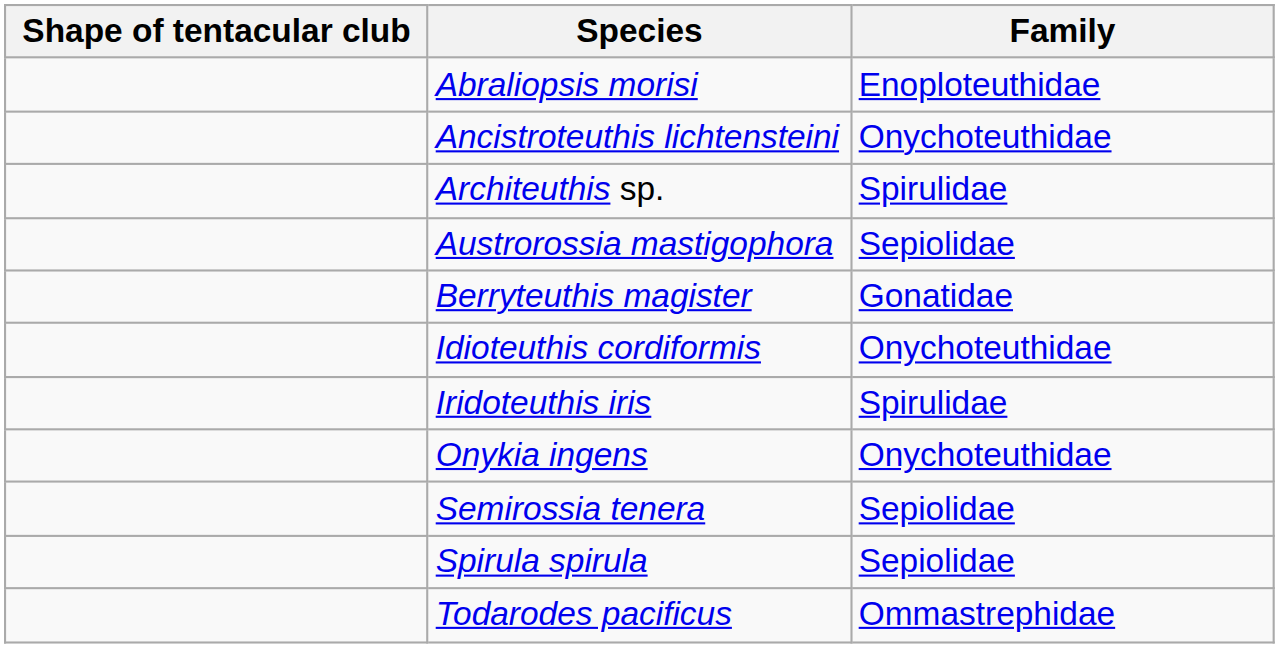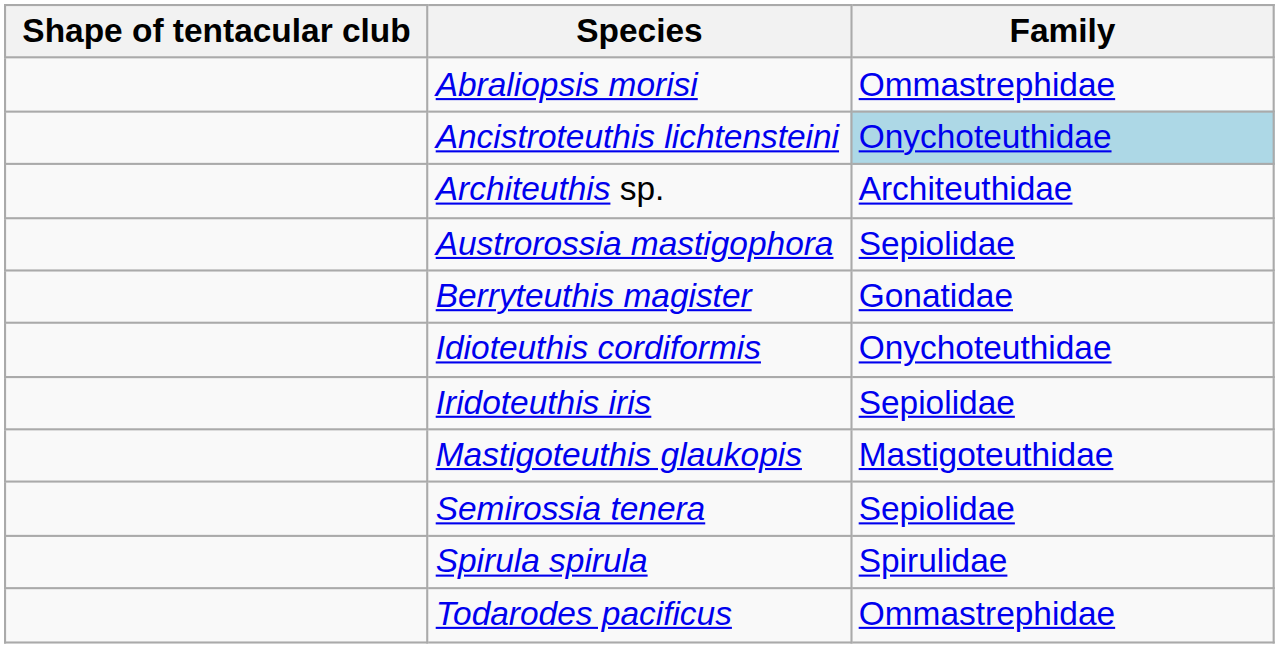(980, 84) Enoploteuthidae -> (987, 84) Ommastrephidae
(985, 137) no background -> (985, 137) lightblue background
(933, 190) Spirulidae -> (966, 190) Architeuthidae
(933, 402) Spirulidae -> (937, 402) Sepiolidae
+ row: (619, 455)
- row: (542, 455)
(937, 561) Sepiolidae -> (933, 561) Spirulidae
